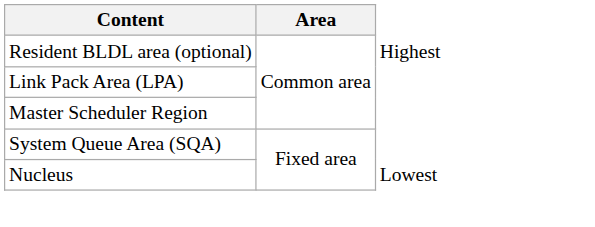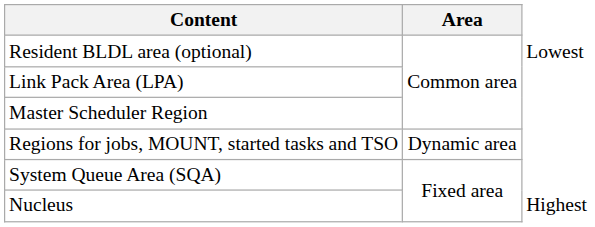(410, 50) Highest -> (555, 50) Lowest
+ row: (204, 143)
(409, 174) Lowest -> (557, 205) Highest
